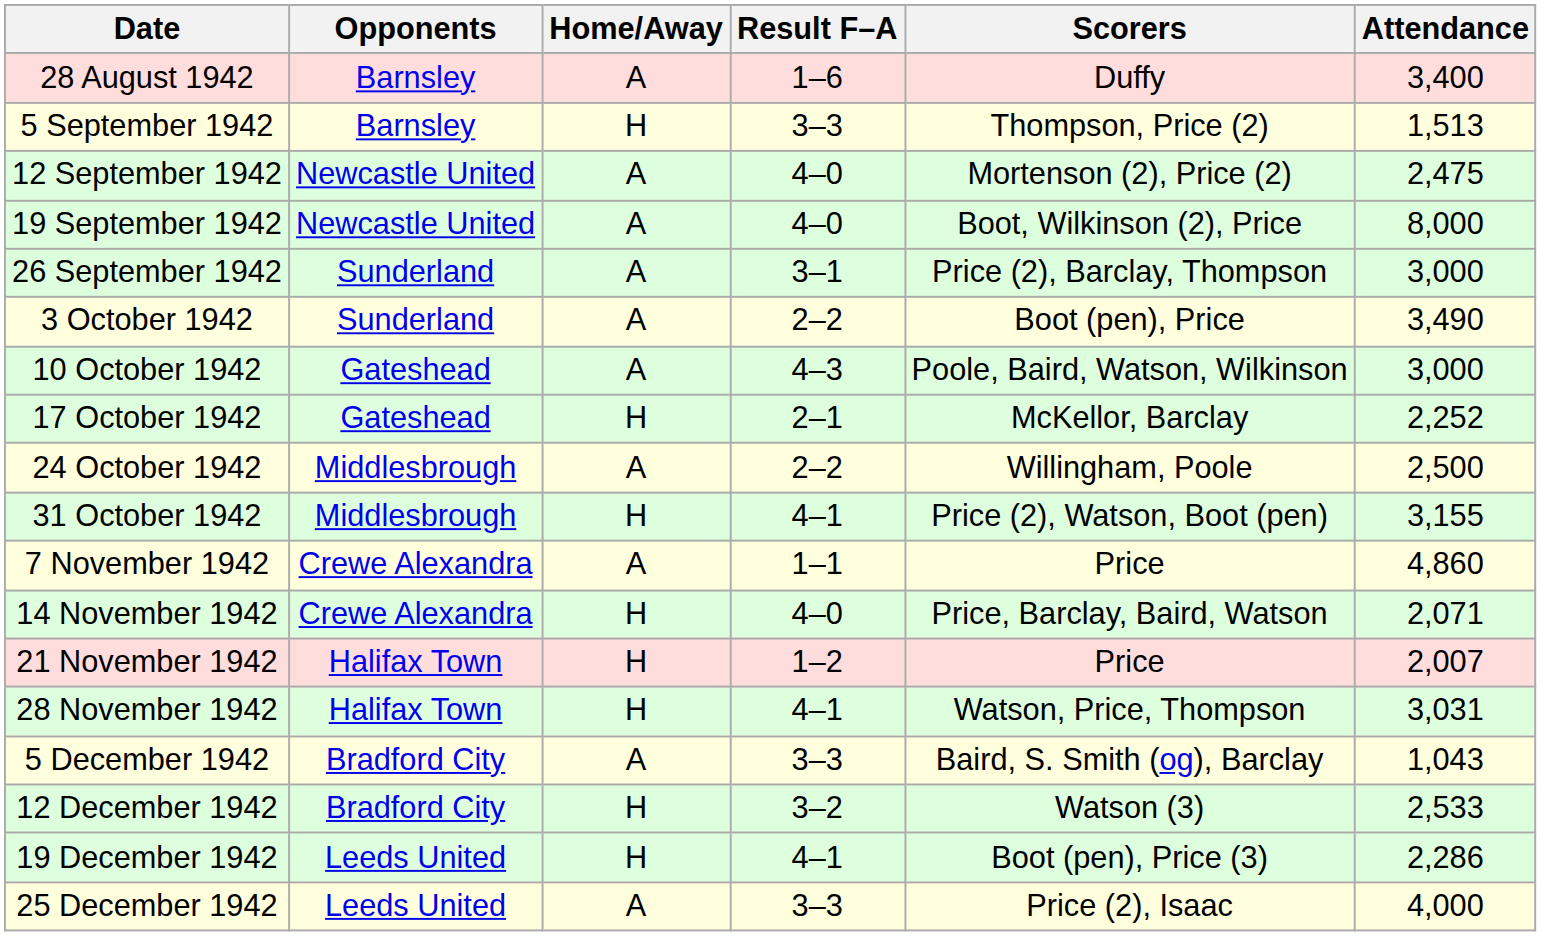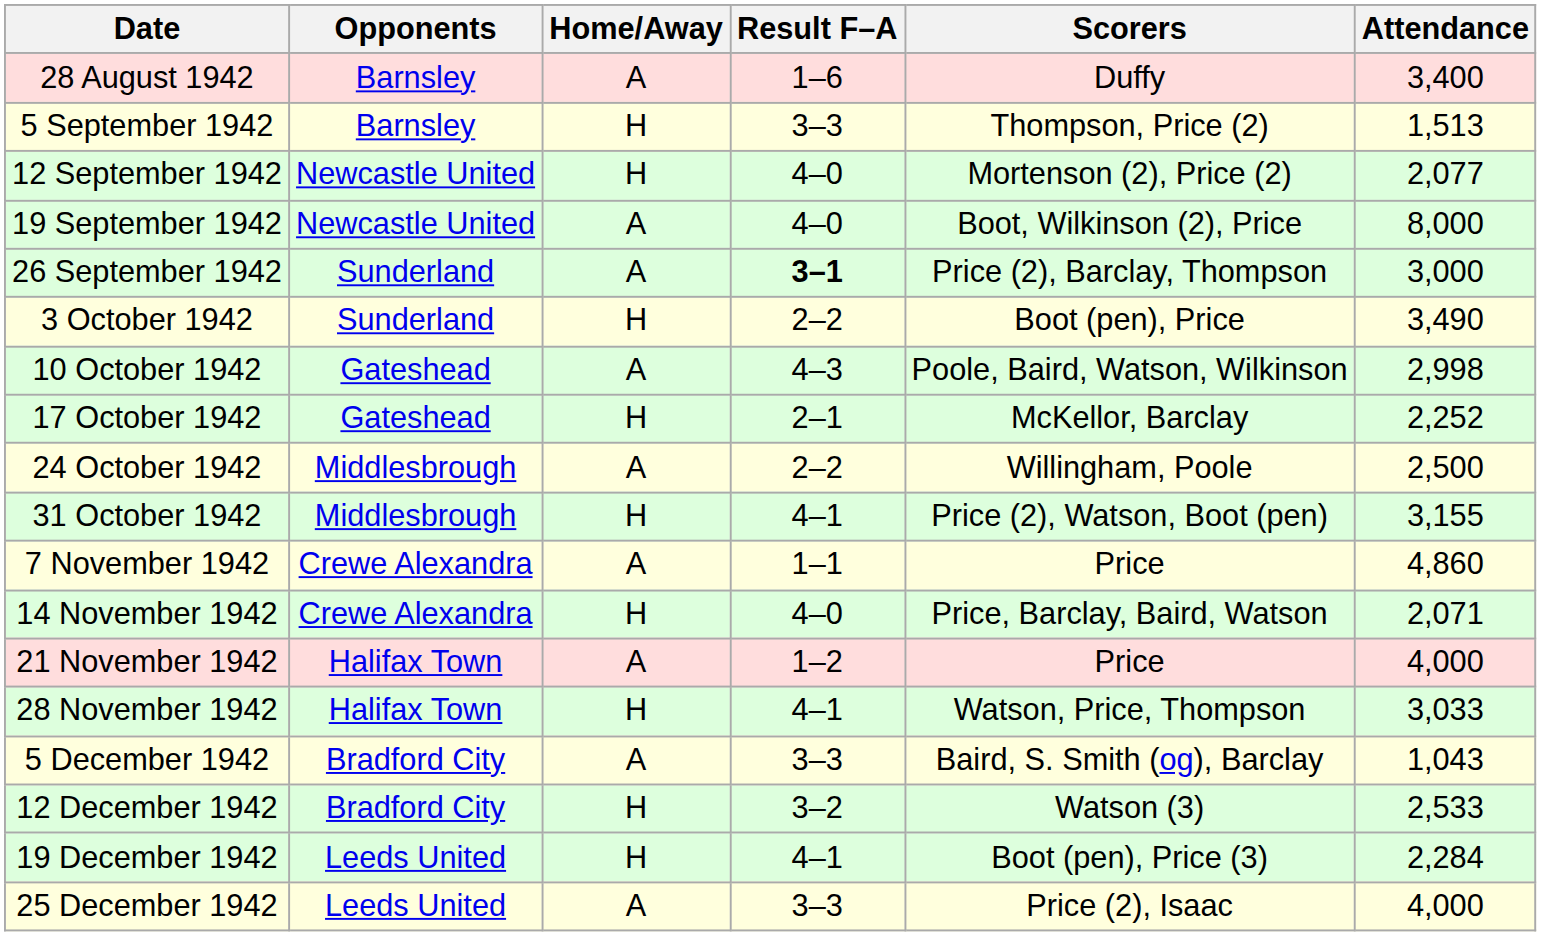(636, 175) A -> (636, 175) H
(1445, 175) 2,475 -> (1445, 175) 2,077
(817, 272) normal -> (817, 272) bold
(636, 321) A -> (636, 321) H
(1445, 369) 3,000 -> (1445, 369) 2,998
(636, 662) H -> (636, 662) A
(1445, 662) 2,007 -> (1445, 662) 4,000
(1445, 710) 3,031 -> (1445, 710) 3,033
(1445, 857) 2,286 -> (1445, 857) 2,284
